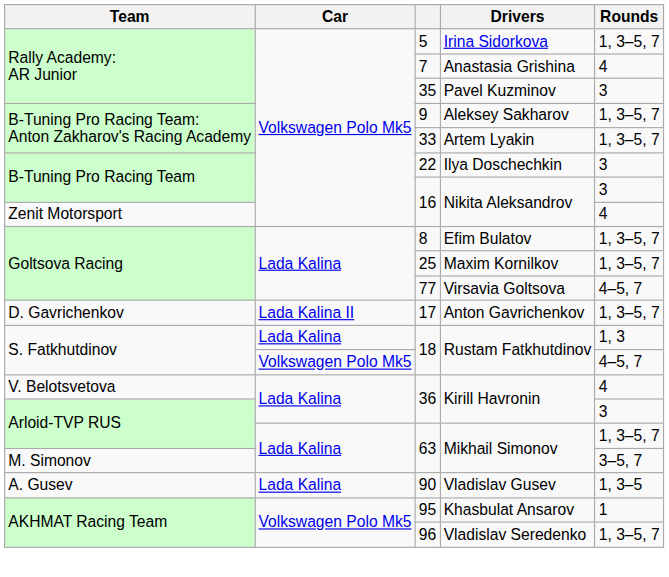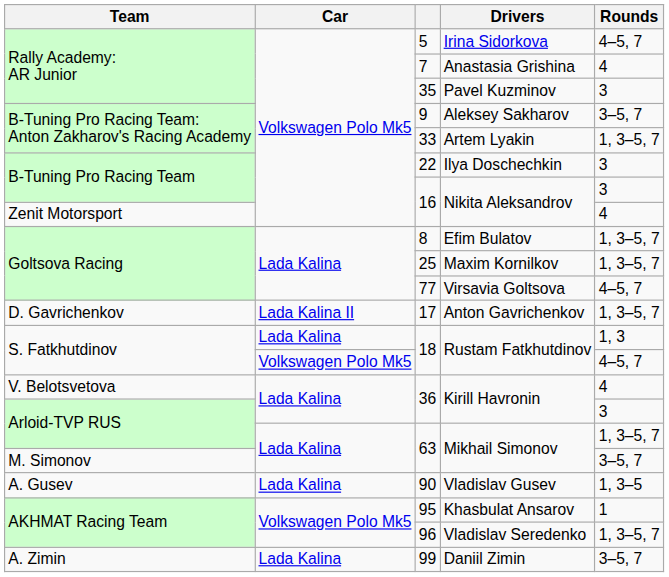(629, 41) 1, 3–5, 7 -> (621, 41) 4–5, 7
(629, 115) 1, 3–5, 7 -> (621, 115) 3–5, 7
+ row: (37, 559)
